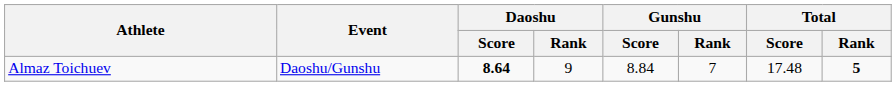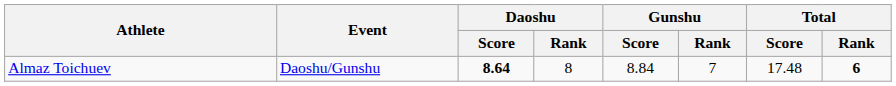(568, 69) 9 -> (568, 69) 8
(856, 69) 5 -> (856, 69) 6
